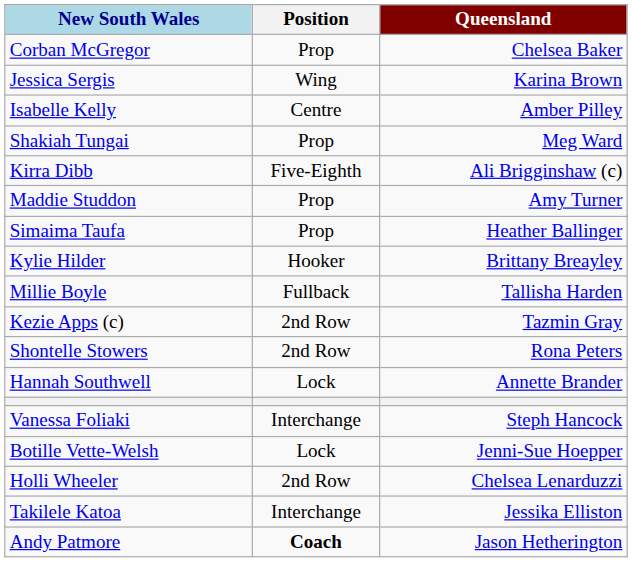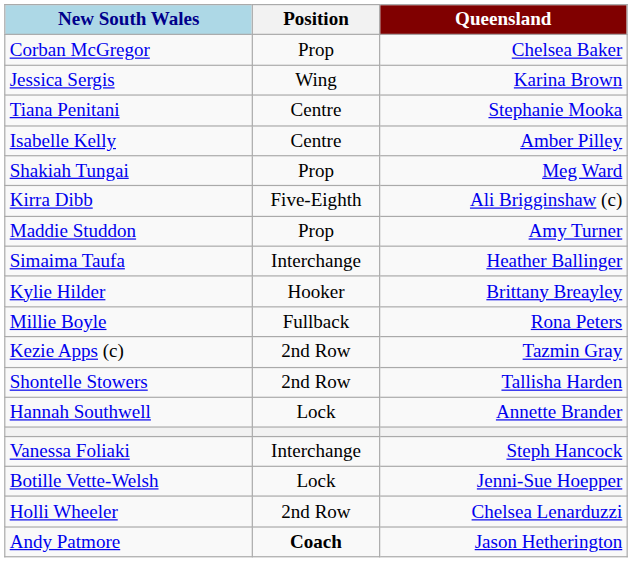+ row: (65, 110)
(316, 230) Prop -> (316, 261) Interchange
(562, 291) Tallisha Harden -> (577, 321) Rona Peters
(577, 351) Rona Peters -> (562, 381) Tallisha Harden
- row: (65, 511)
